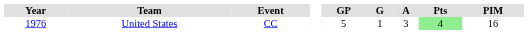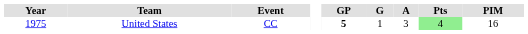(36, 23) 1976 -> (36, 23) 1975
(344, 23) normal -> (344, 23) bold
